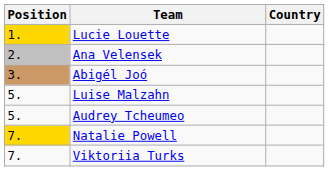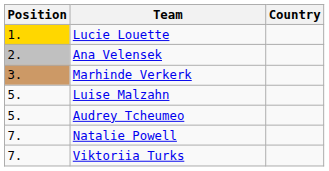- row: (110, 75)
+ row: (132, 75)
(15, 135) gold background -> (15, 135) no background
